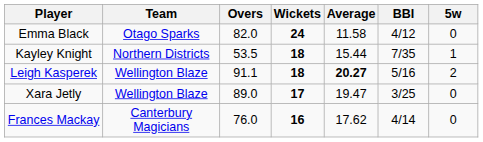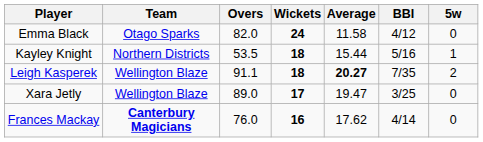(403, 53) 7/35 -> (404, 53) 5/16
(403, 73) 5/16 -> (404, 73) 7/35
(161, 120) normal -> (161, 120) bold
